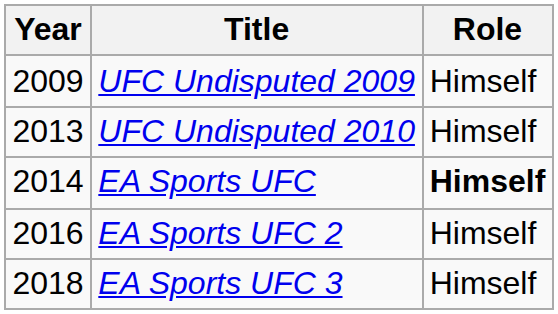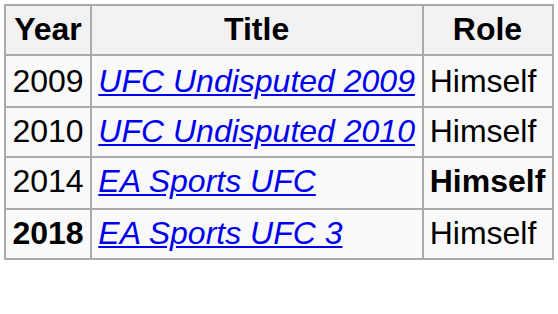(48, 131) 2013 -> (48, 131) 2010
- row: (220, 232)
(48, 283) normal -> (48, 232) bold
